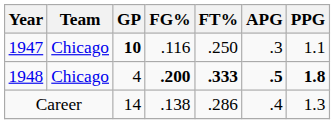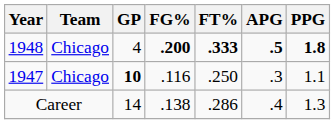rows swapped: (26, 47) <-> (26, 76)
